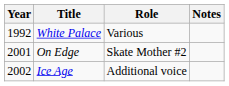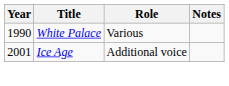(19, 33) 1992 -> (19, 33) 1990
- row: (58, 52)
(19, 71) 2002 -> (19, 52) 2001
